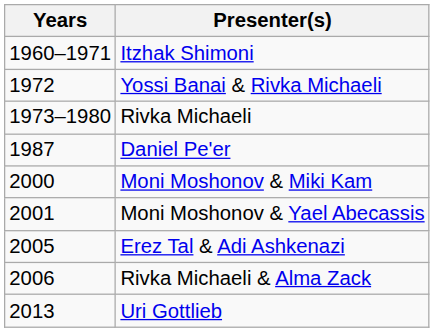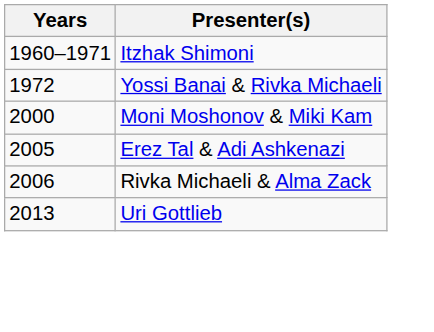- row: (186, 117)
- row: (175, 149)
- row: (273, 213)
